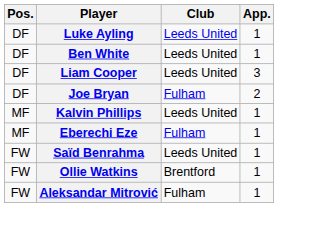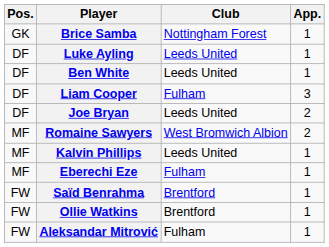+ row: (99, 34)
(201, 73) Leeds United -> (185, 93) Fulham
(185, 93) Fulham -> (201, 113) Leeds United
+ row: (99, 133)
(201, 152) Leeds United -> (189, 192) Brentford
